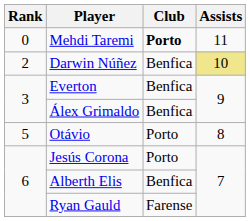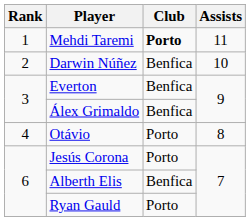(25, 39) 0 -> (25, 39) 1
(221, 63) khaki background -> (221, 63) no background
(25, 134) 5 -> (25, 134) 4
(169, 205) Farense -> (162, 205) Porto
